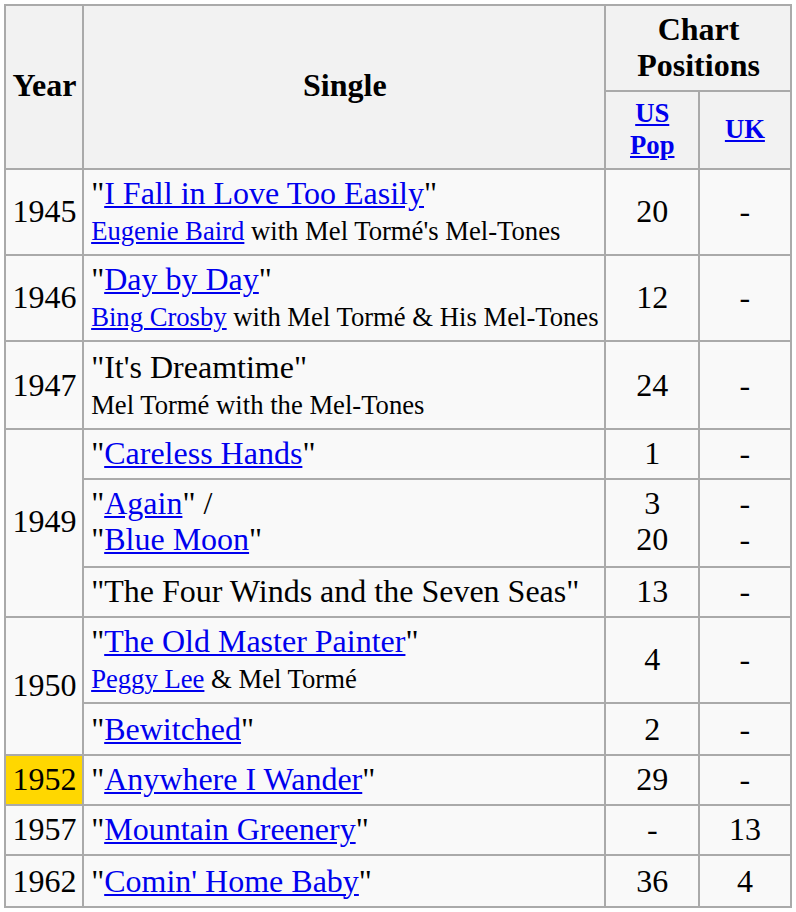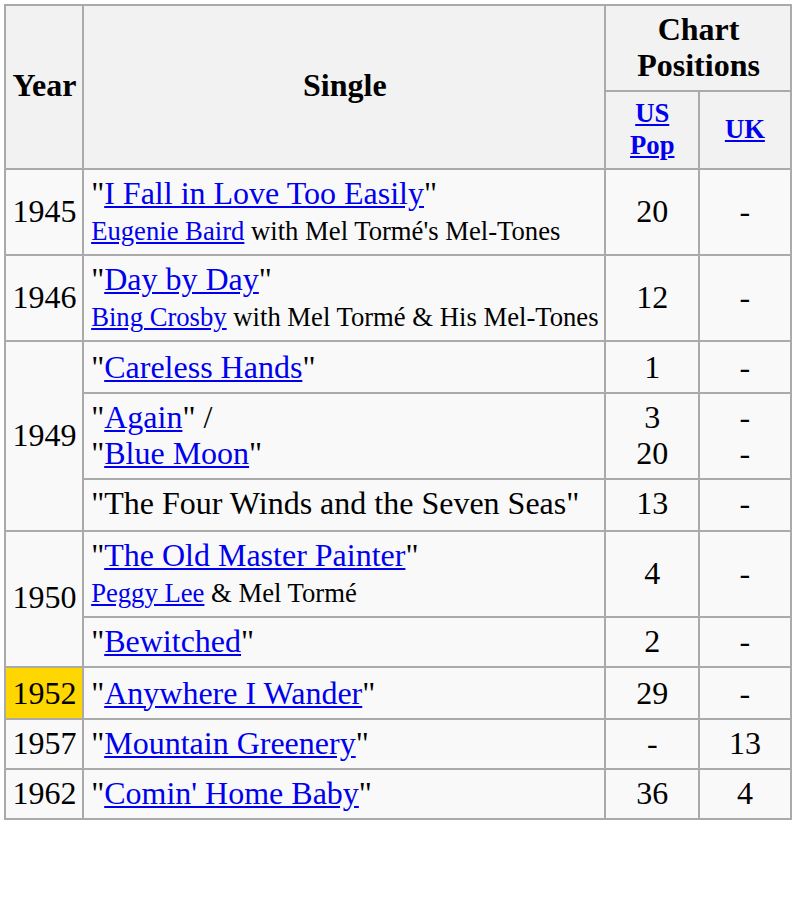- row: (258, 384)
